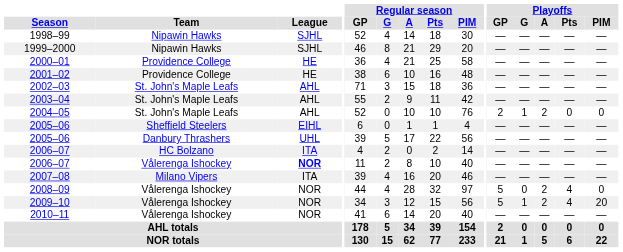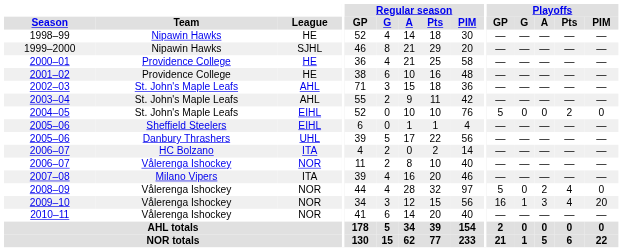(310, 36) SJHL -> (310, 36) HE
(310, 112) AHL -> (310, 112) EIHL
(500, 112) 2 -> (500, 112) 5
(524, 112) 1 -> (524, 112) 0
(544, 112) 2 -> (544, 112) 0
(569, 112) 0 -> (569, 112) 2
(310, 164) bold -> (310, 164) normal
(500, 202) 5 -> (500, 202) 16
(544, 202) 2 -> (544, 202) 3
